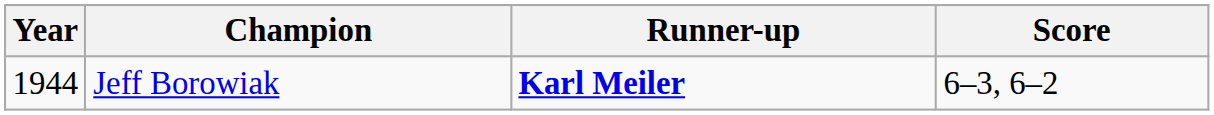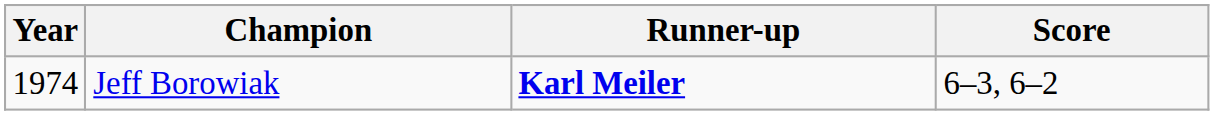(45, 82) 1944 -> (45, 82) 1974
